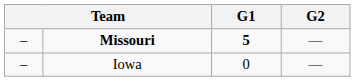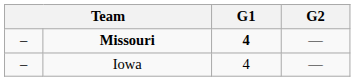(246, 40) 5 -> (246, 40) 4
(246, 64) 0 -> (246, 64) 4
